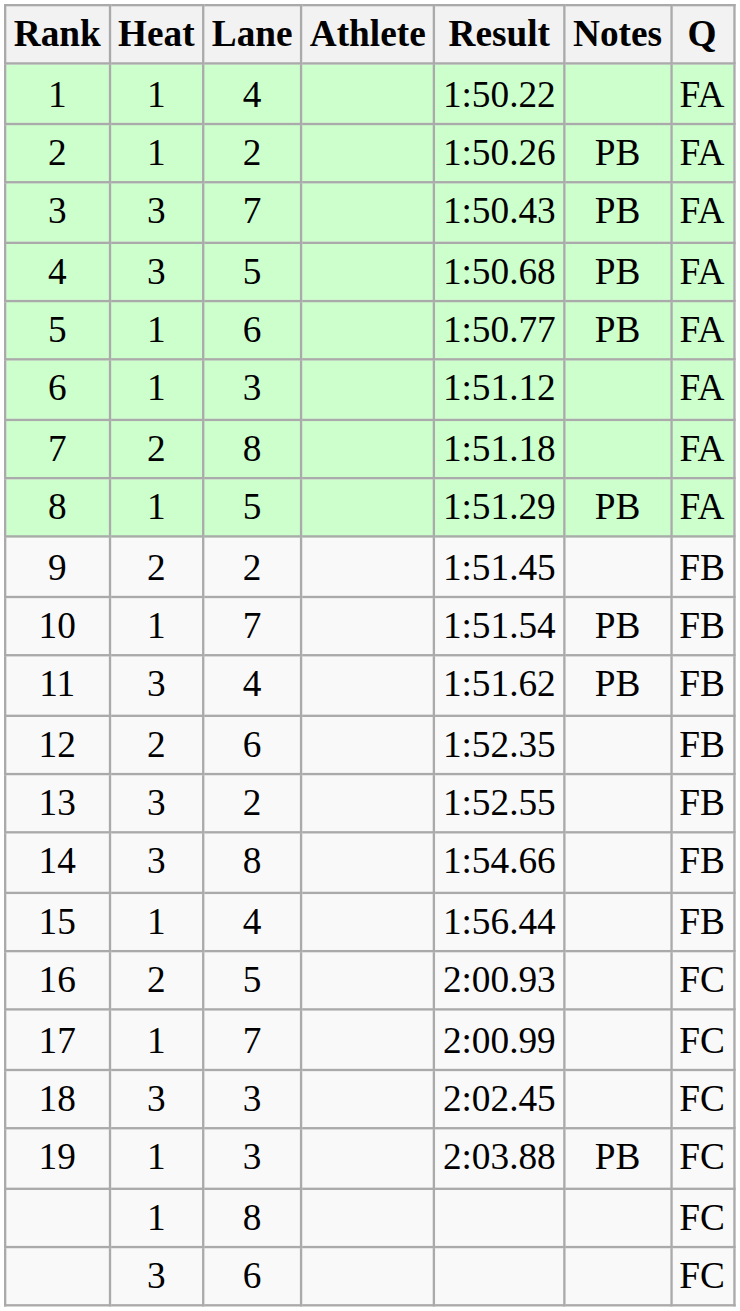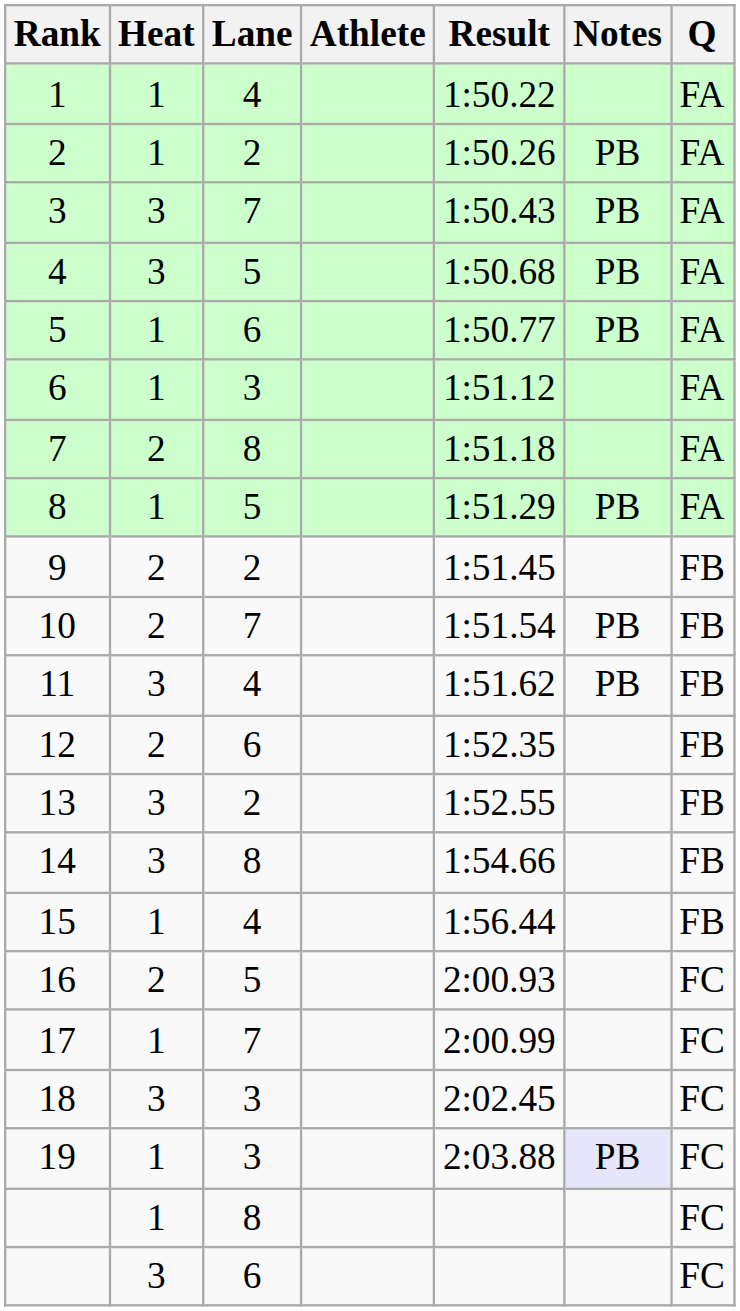(156, 625) 1 -> (156, 625) 2
(617, 1157) no background -> (617, 1157) lavender background
